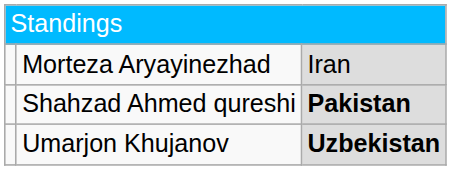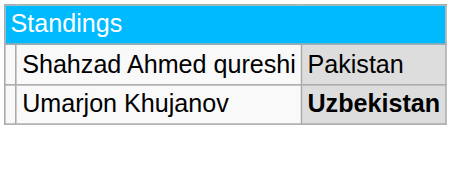- row: (146, 64)
(359, 104) bold -> (356, 64) normal
